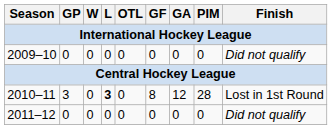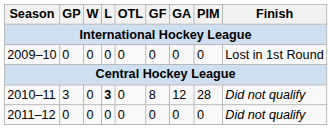(265, 54) Did not qualify -> (275, 54) Lost in 1st Round
(275, 94) Lost in 1st Round -> (265, 94) Did not qualify
